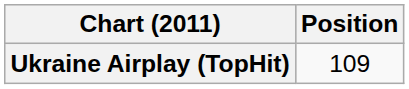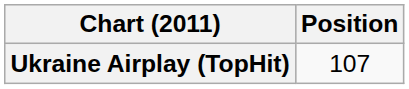(350, 63) 109 -> (350, 63) 107
